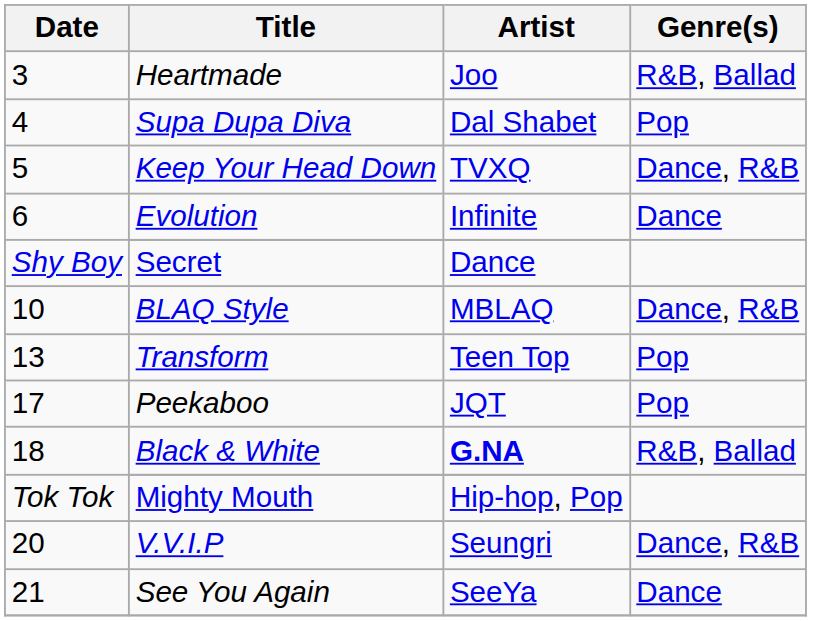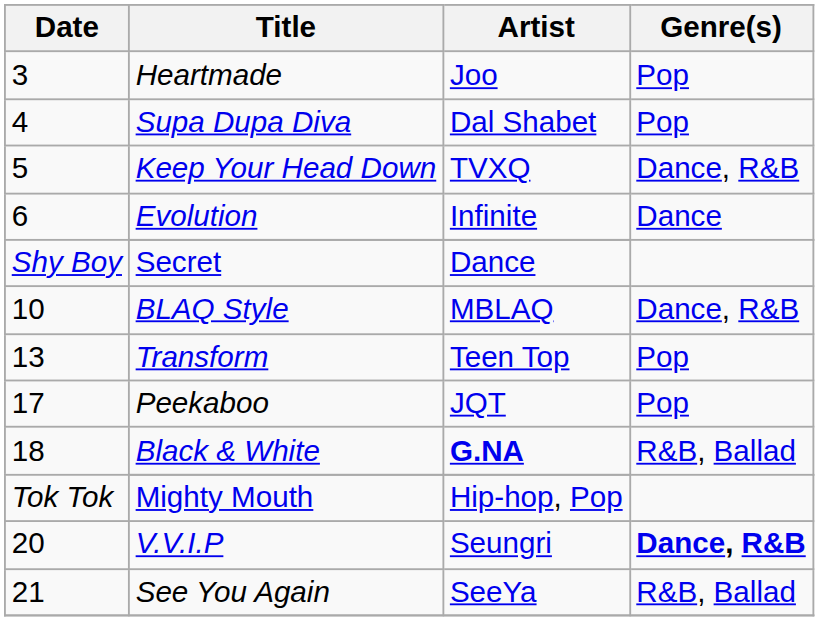(716, 74) R&B, Ballad -> (663, 74) Pop
(718, 544) normal -> (721, 544) bold
(679, 591) Dance -> (716, 591) R&B, Ballad
